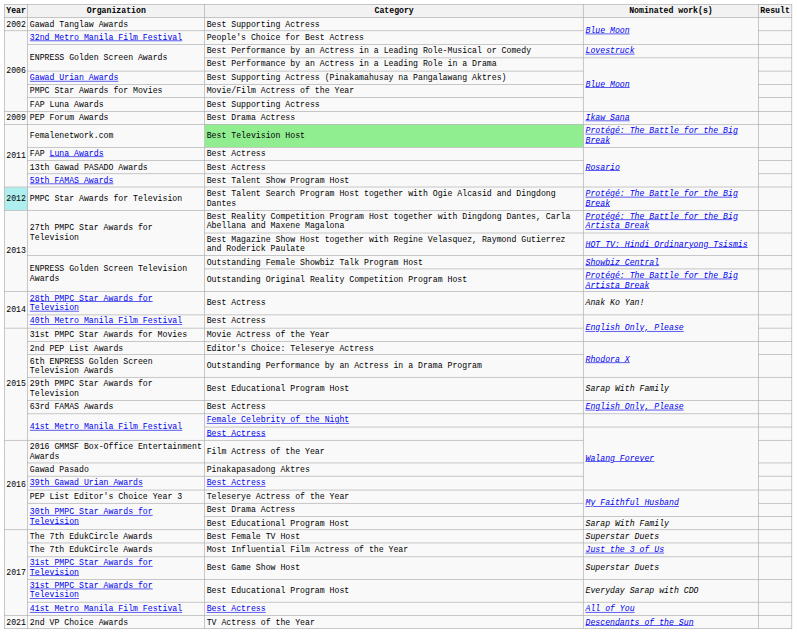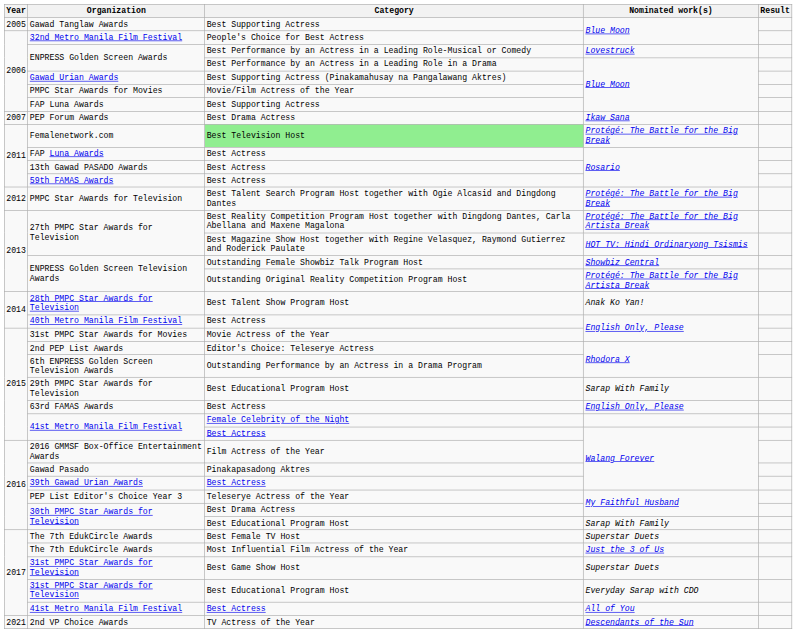(16, 24) 2002 -> (16, 24) 2005
(16, 118) 2009 -> (16, 118) 2007
(278, 181) Best Talent Show Program Host -> (236, 181) Best Actress
(16, 199) paleturquoise background -> (16, 199) no background
(236, 303) Best Actress -> (278, 303) Best Talent Show Program Host
